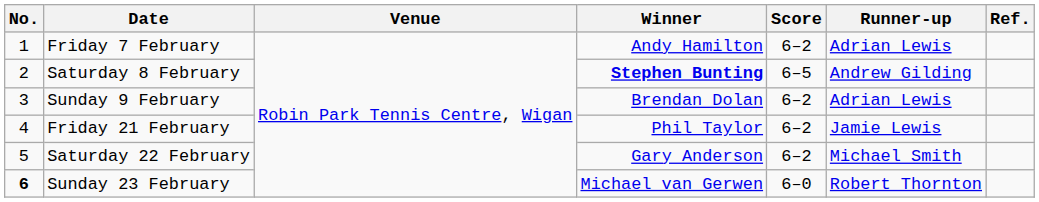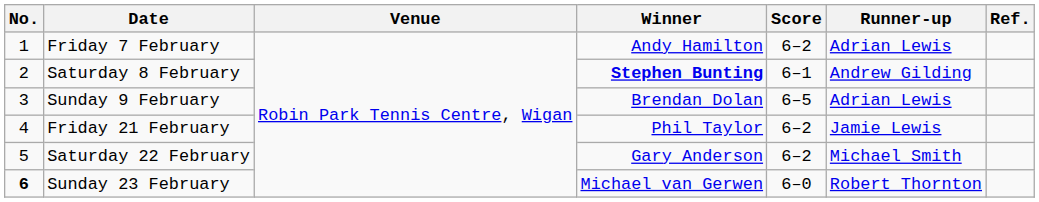(796, 74) 6–5 -> (796, 74) 6–1
(796, 101) 6–2 -> (796, 101) 6–5
